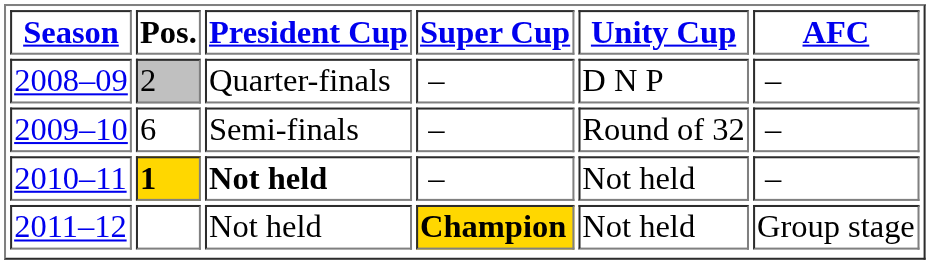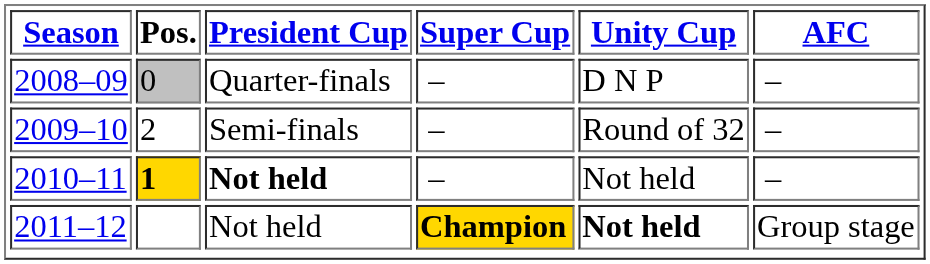(148, 80) 2 -> (148, 80) 0
(148, 129) 6 -> (148, 129) 2
(639, 226) normal -> (641, 226) bold
